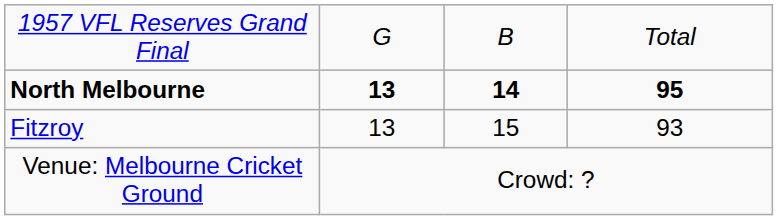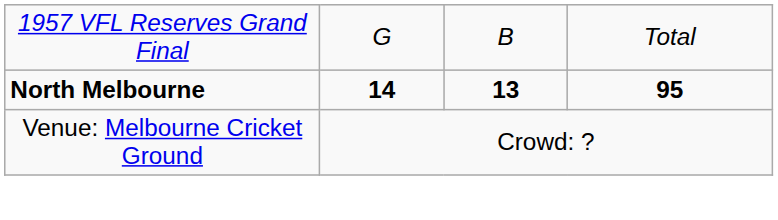(382, 89) 13 -> (382, 89) 14
(506, 89) 14 -> (506, 89) 13
- row: (47, 128)
